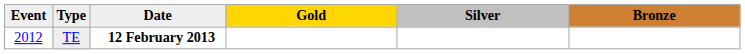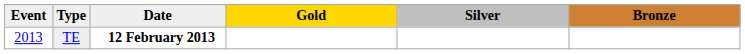(28, 37) 2012 -> (28, 37) 2013
